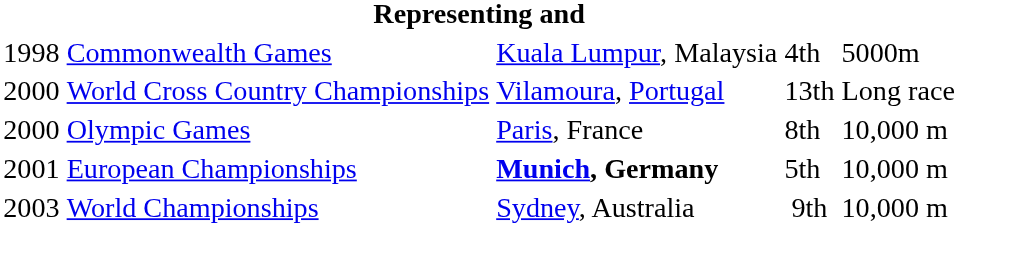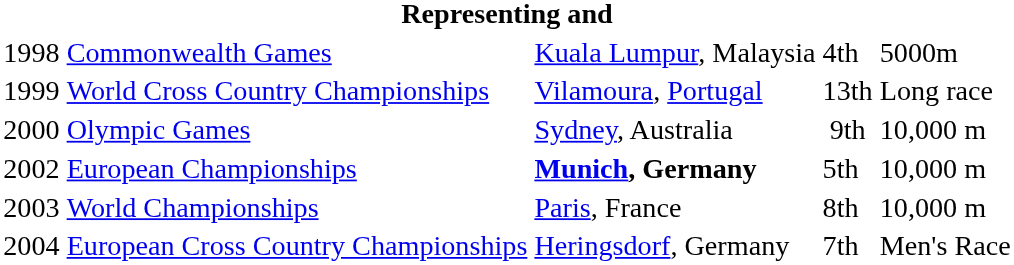(31, 91) 2000 -> (31, 91) 1999
(570, 129) Paris, France -> (634, 129) Sydney, Australia
(802, 129) 8th -> (848, 129) 9th
(31, 168) 2001 -> (31, 168) 2002
(595, 207) Sydney, Australia -> (608, 207) Paris, France
(809, 207) 9th -> (841, 207) 8th
+ row: (297, 246)
